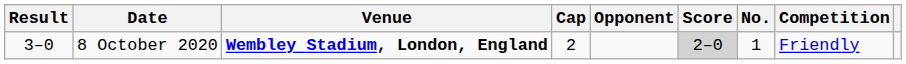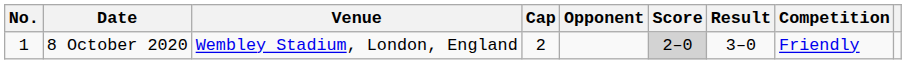columns swapped: (756, 18) <-> (39, 18)
(387, 46) bold -> (357, 46) normal
